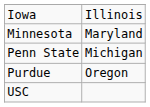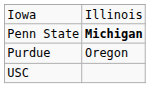- row: (40, 34)
(114, 53) normal -> (114, 34) bold
